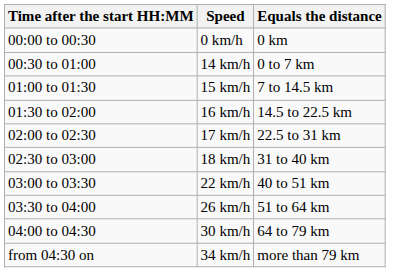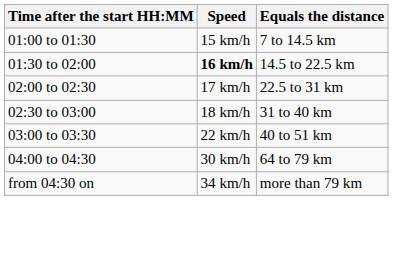- row: (52, 40)
- row: (52, 64)
(225, 111) normal -> (227, 64) bold
- row: (52, 207)
